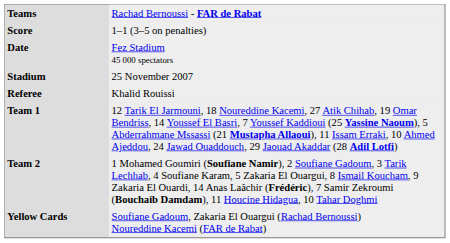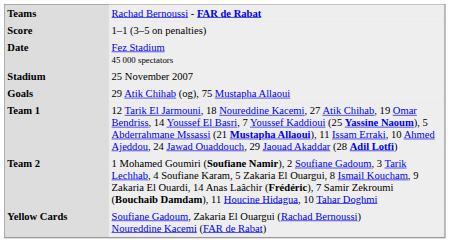- row: (24, 93)
+ row: (20, 93)
